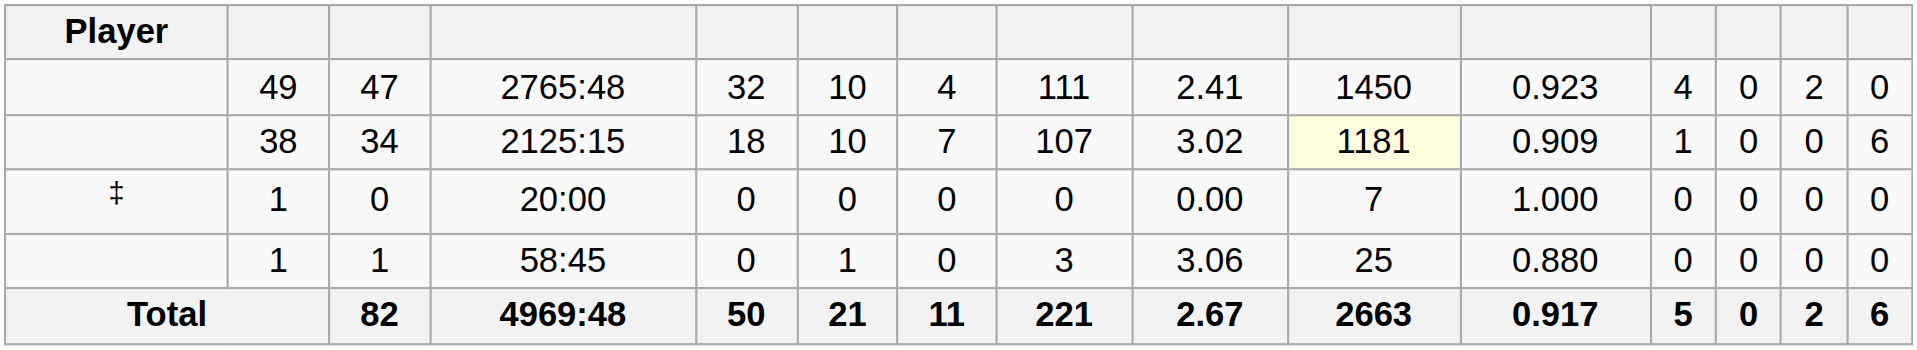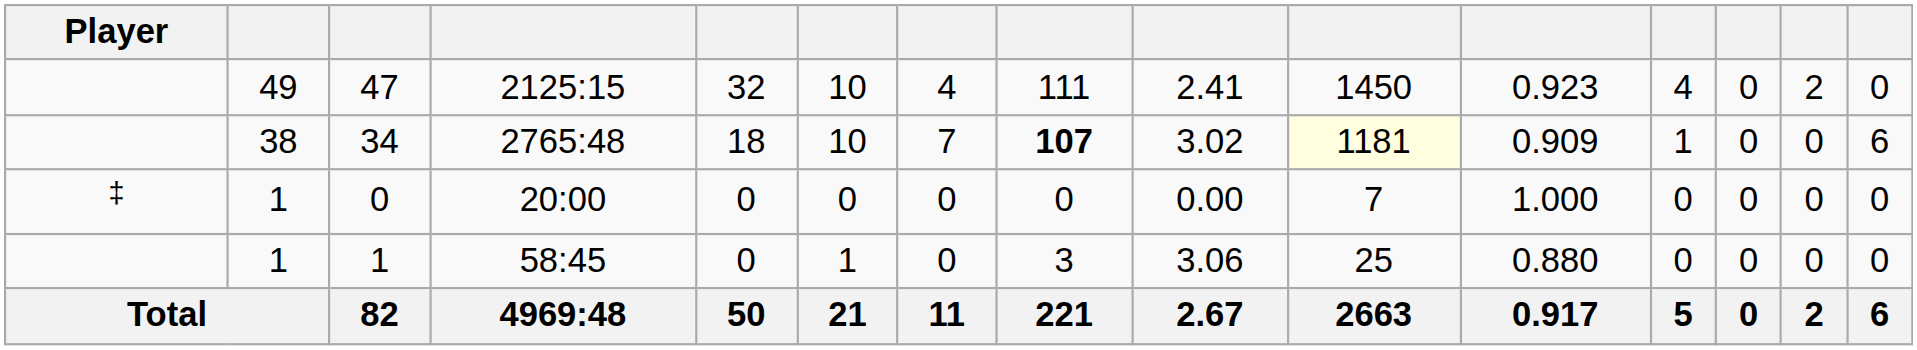(563, 86) 2765:48 -> (563, 86) 2125:15
(563, 141) 2125:15 -> (563, 141) 2765:48
(1064, 141) normal -> (1064, 141) bold
